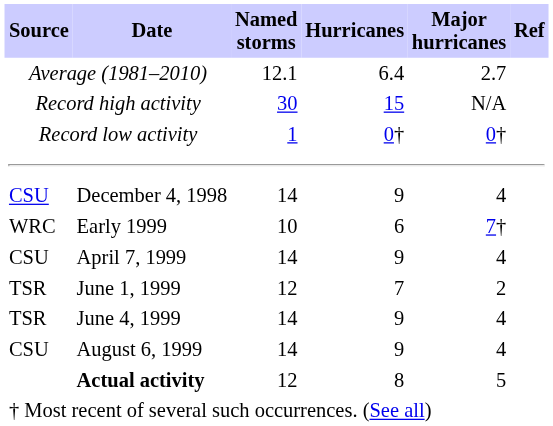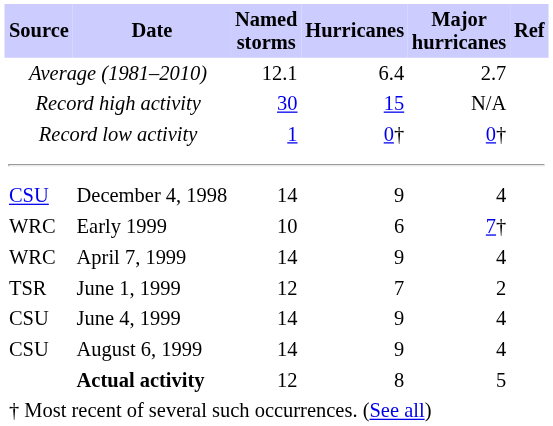(29, 257) CSU -> (32, 257) WRC
(28, 318) TSR -> (29, 318) CSU
